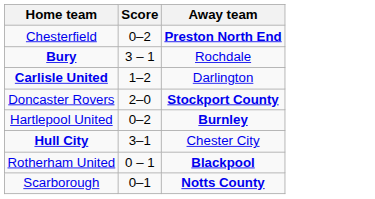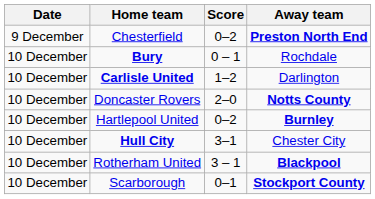+ column: (47, 15)
(140, 57) 3 – 1 -> (226, 57) 0 – 1
(223, 99) Stockport County -> (309, 99) Notts County
(140, 162) 0 – 1 -> (226, 162) 3 – 1
(223, 183) Notts County -> (309, 183) Stockport County
